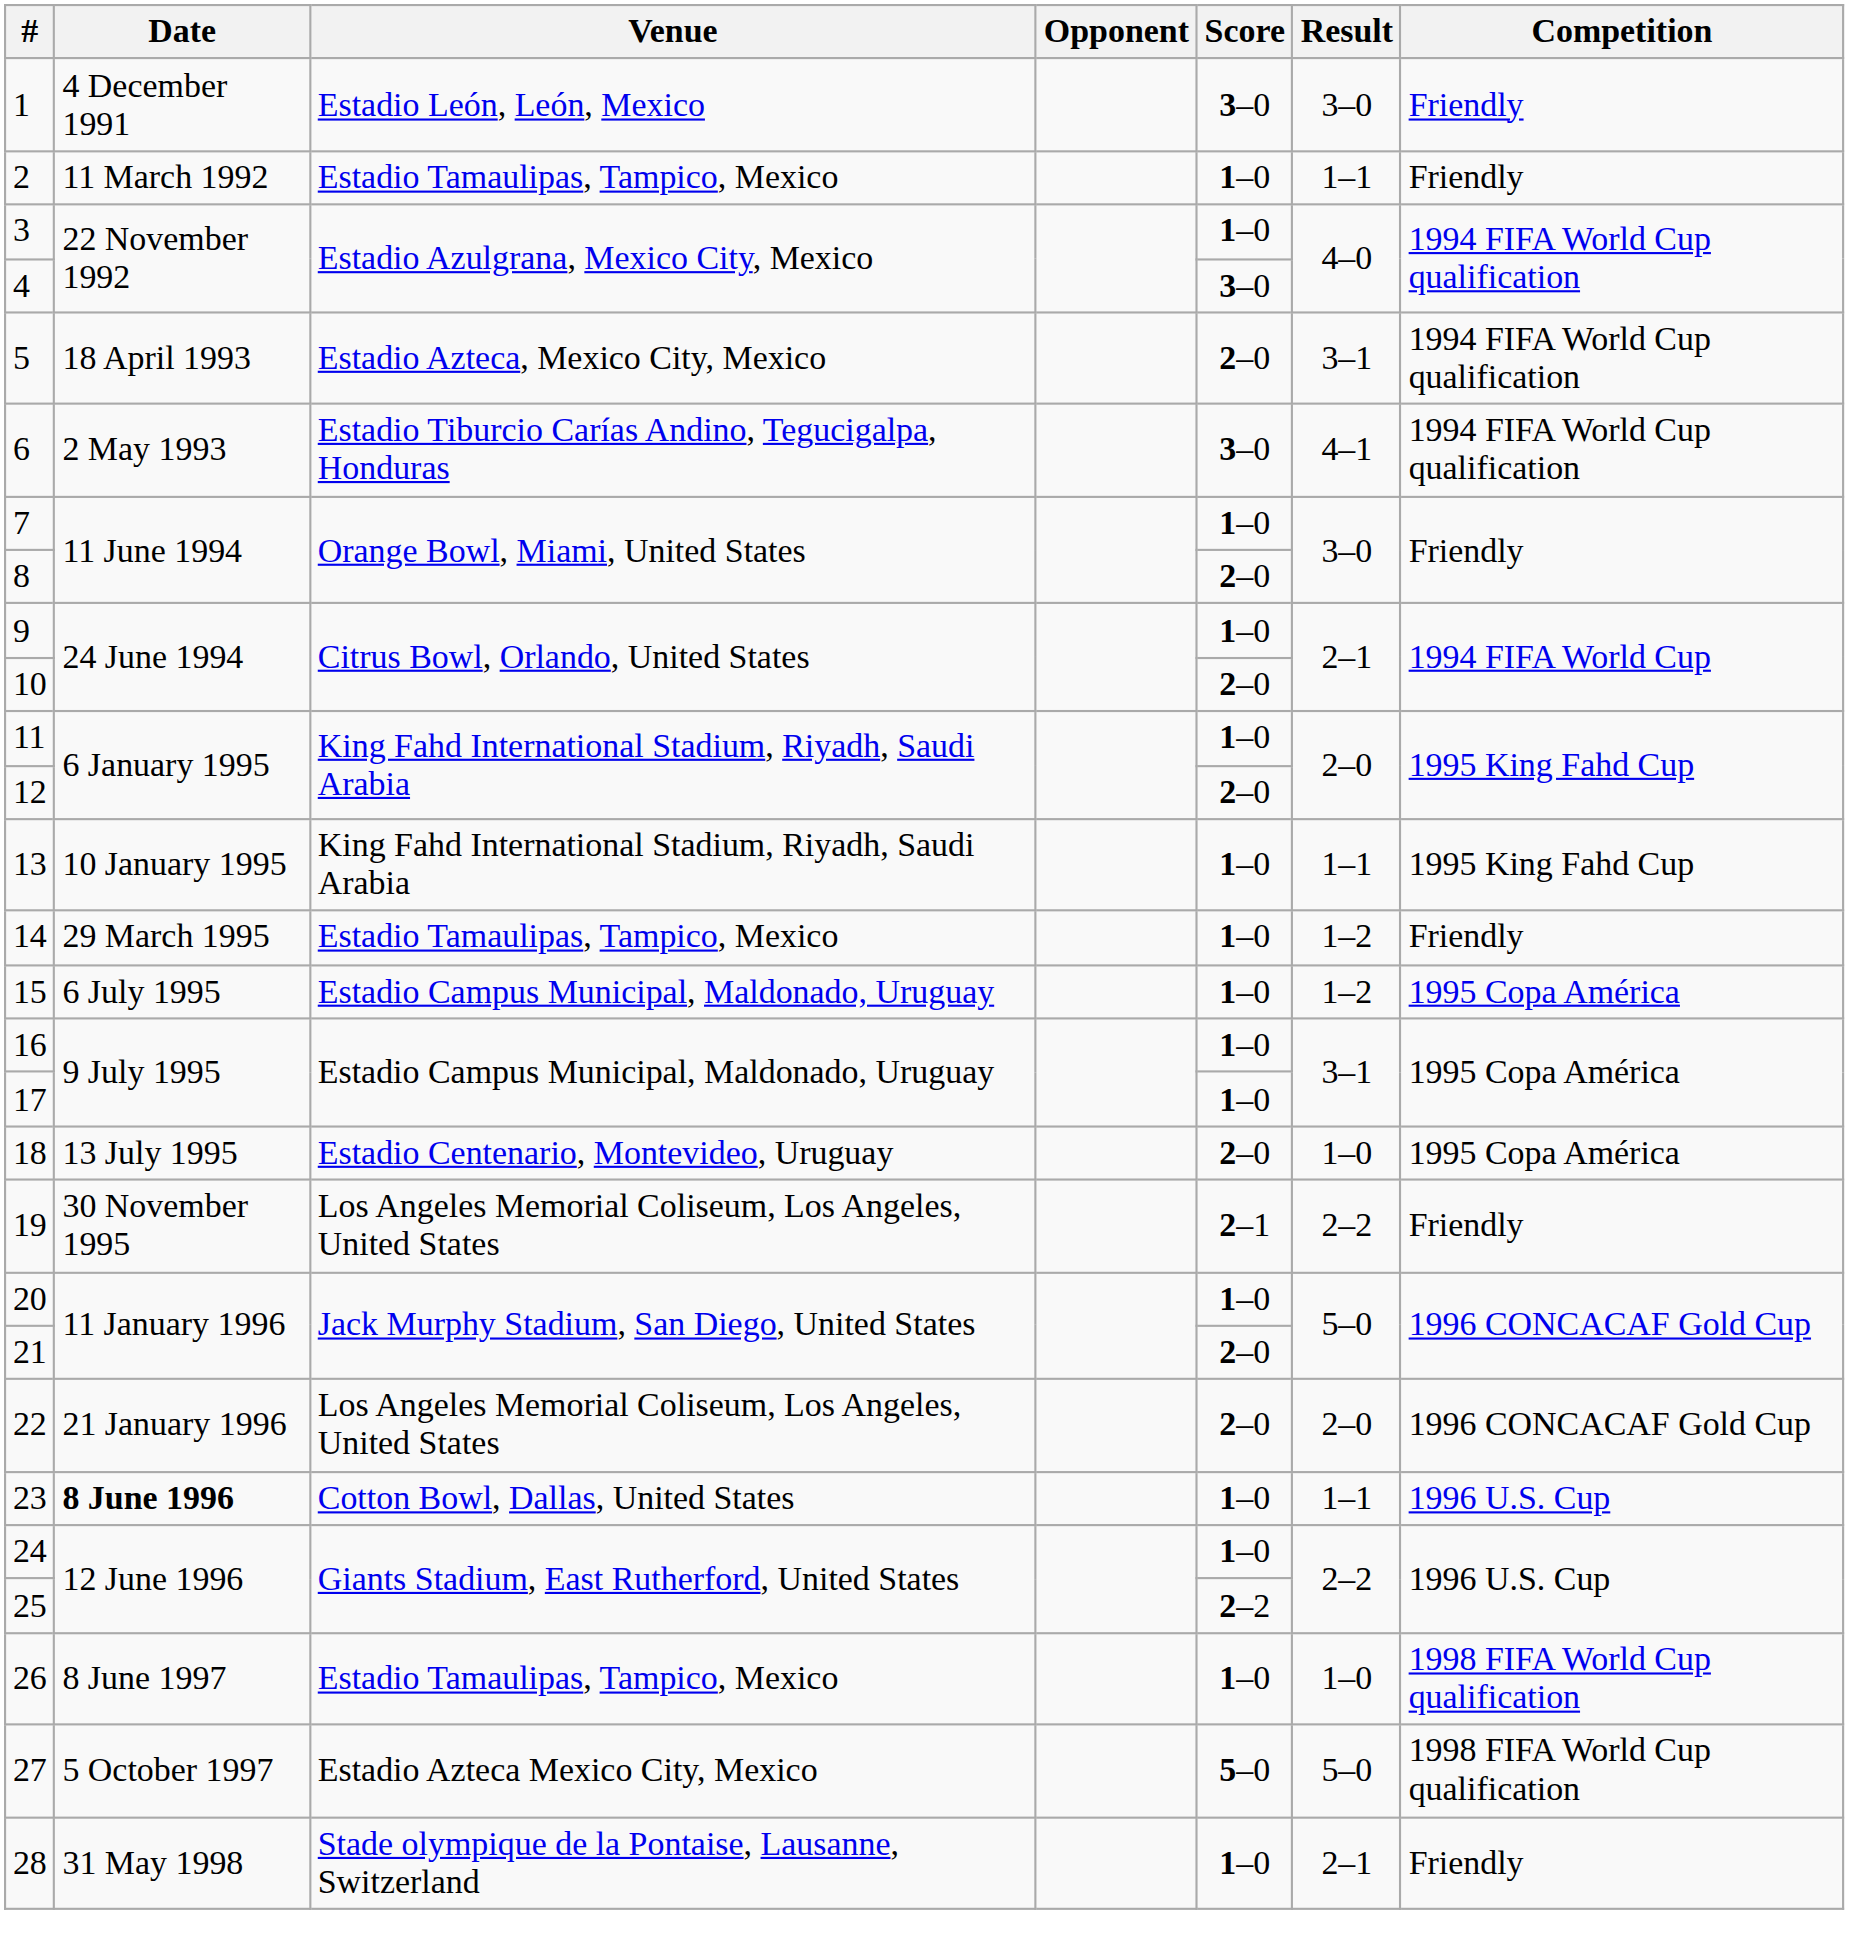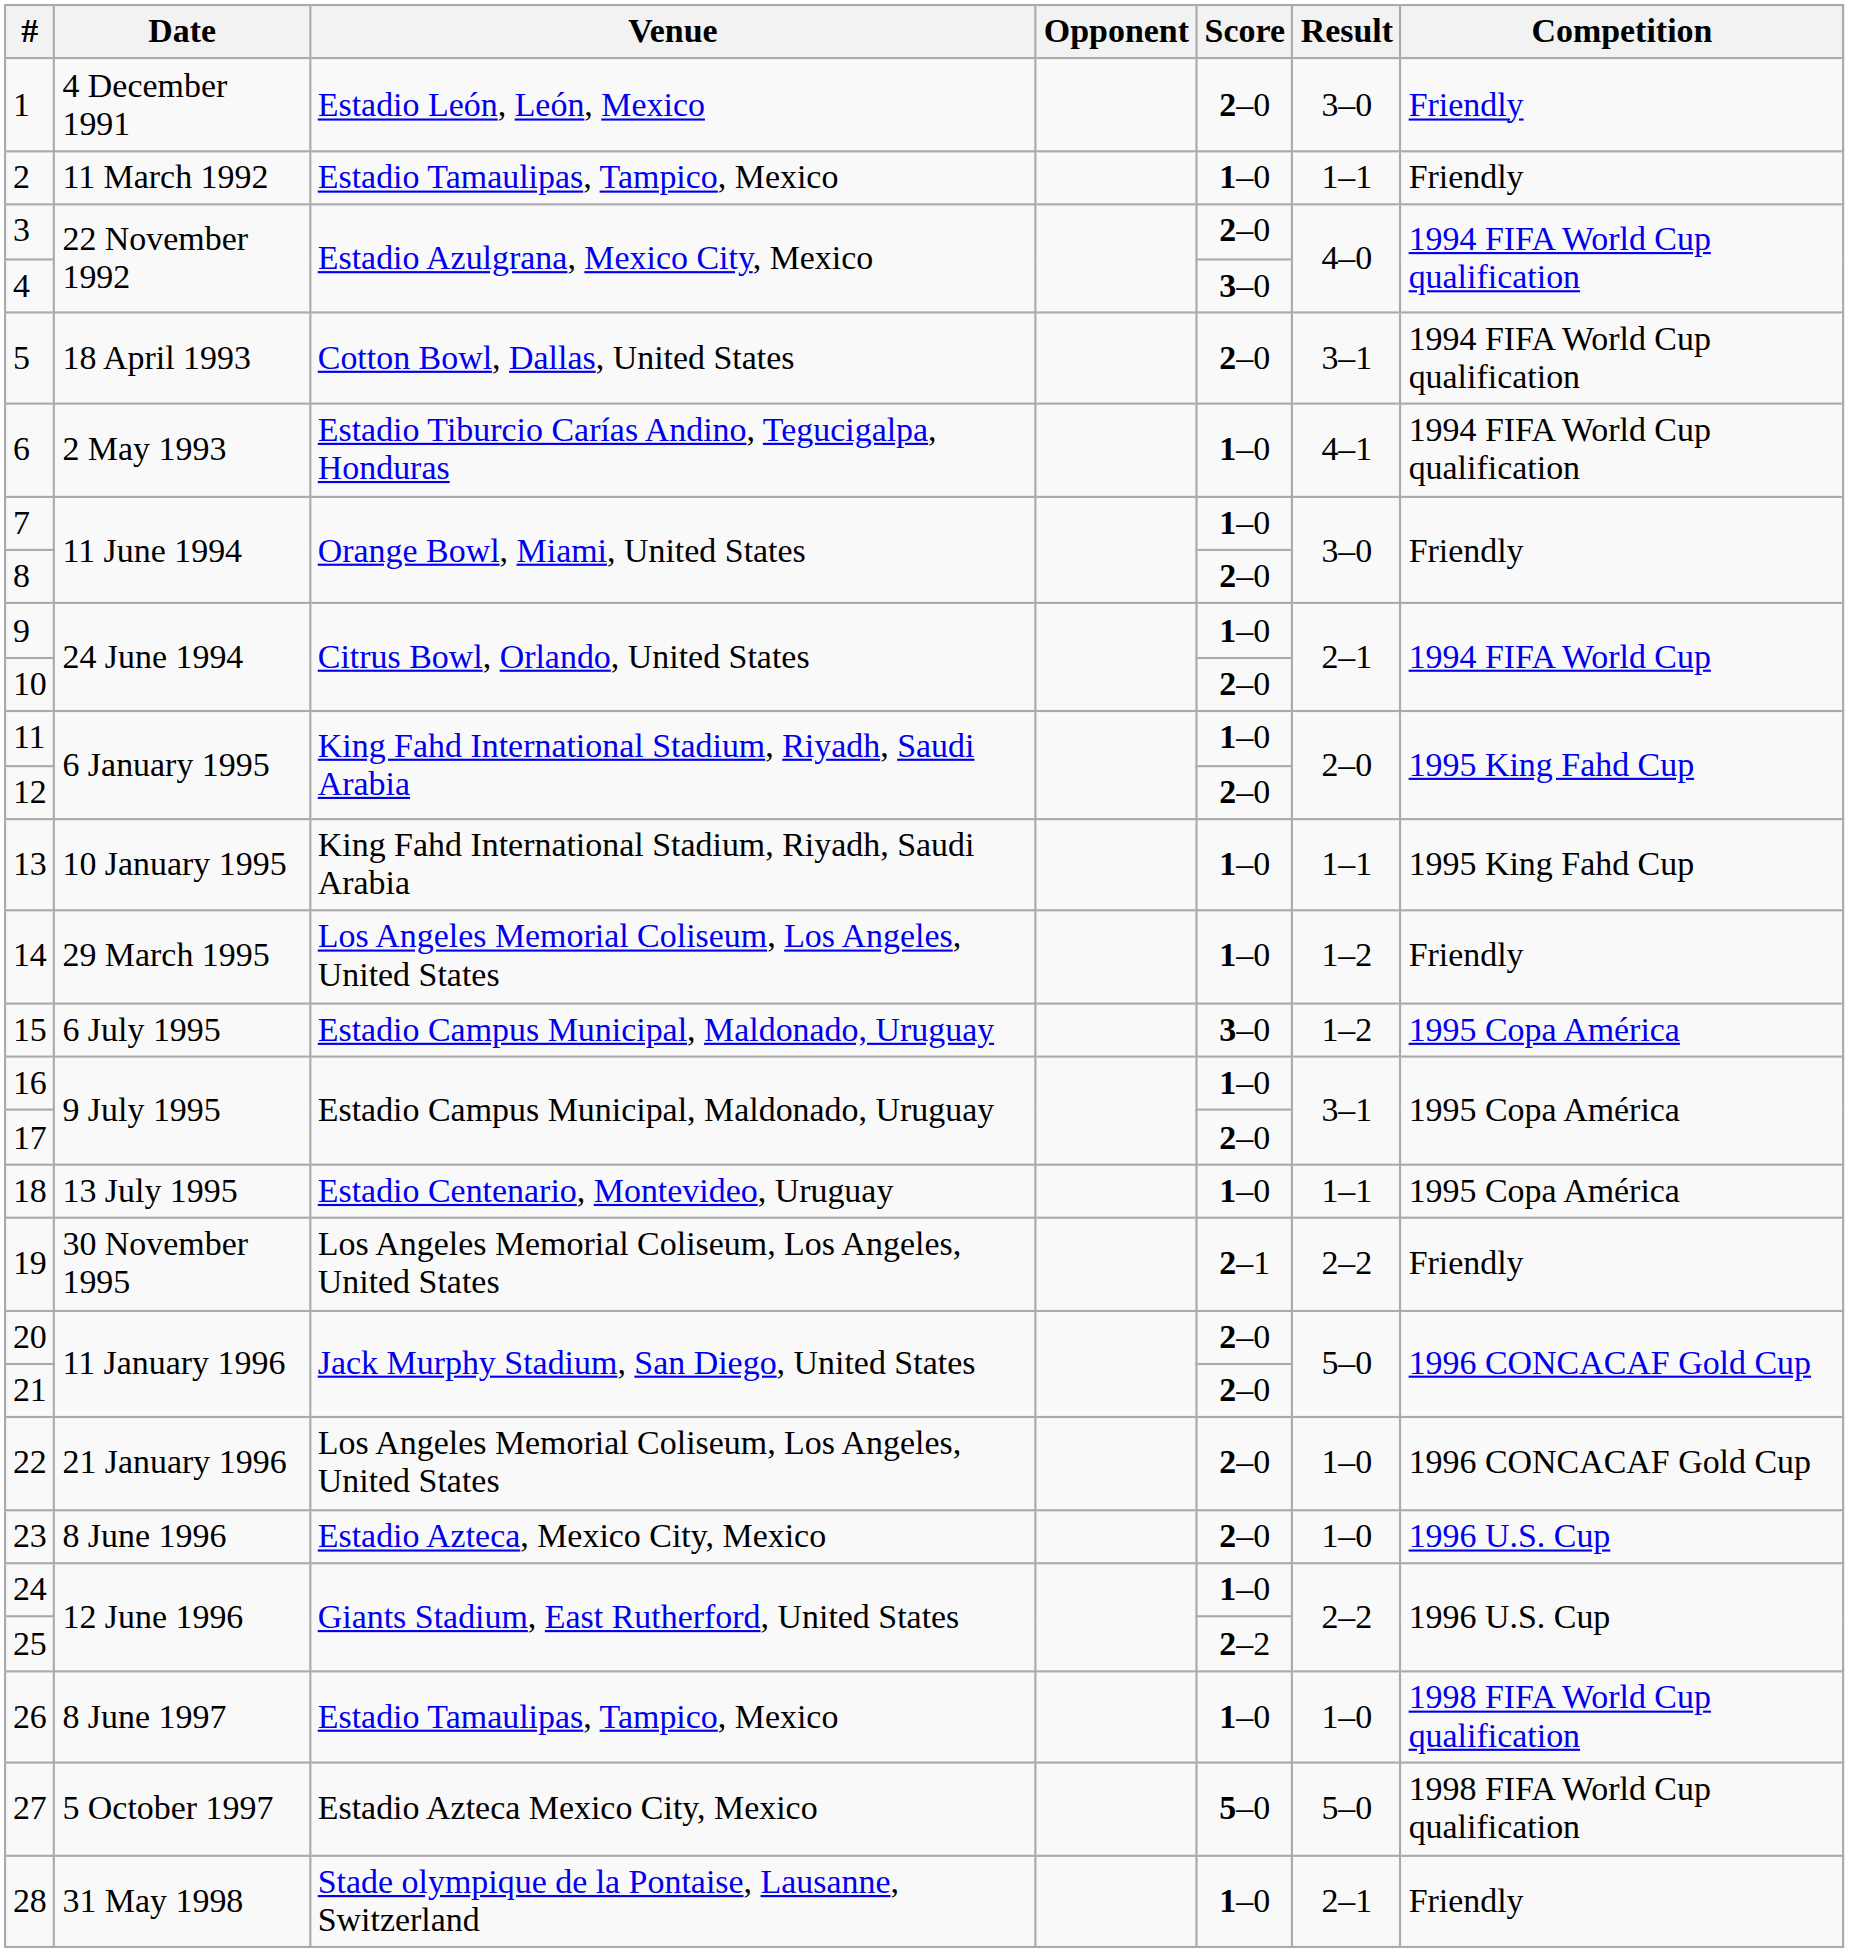(1245, 104) 3–0 -> (1245, 104) 2–0
(1245, 230) 1–0 -> (1245, 230) 2–0
(572, 357) Estadio Azteca, Mexico City, Mexico -> (556, 357) Cotton Bowl, Dallas, United States
(1245, 449) 3–0 -> (1245, 449) 1–0
(578, 937) Estadio Tamaulipas, Tampico, Mexico -> (640, 956) Los Angeles Memorial Coliseum, Los Angeles, United States
(1245, 990) 1–0 -> (1245, 1029) 3–0
(1245, 1098) 1–0 -> (1245, 1136) 2–0
(1245, 1152) 2–0 -> (1245, 1190) 1–0
(1347, 1152) 1–0 -> (1347, 1190) 1–1
(1245, 1298) 1–0 -> (1245, 1336) 2–0
(1347, 1424) 2–0 -> (1347, 1462) 1–0
(148, 1497) bold -> (144, 1535) normal
(556, 1497) Cotton Bowl, Dallas, United States -> (572, 1535) Estadio Azteca, Mexico City, Mexico
(1245, 1497) 1–0 -> (1245, 1535) 2–0
(1347, 1497) 1–1 -> (1347, 1535) 1–0
